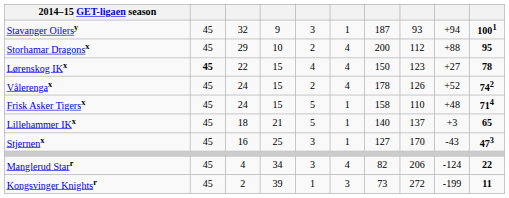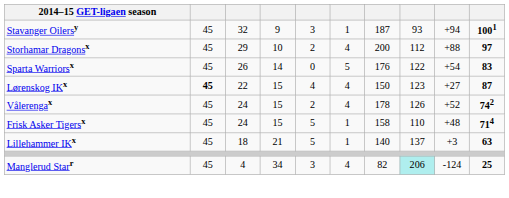(487, 48) 95 -> (487, 48) 97
+ row: (40, 67)
(487, 67) 78 -> (487, 85) 87
(487, 123) 65 -> (487, 142) 63
- row: (26, 142)
(417, 165) no background -> (417, 165) paleturquoise background
(487, 165) 22 -> (487, 165) 25
- row: (52, 184)
